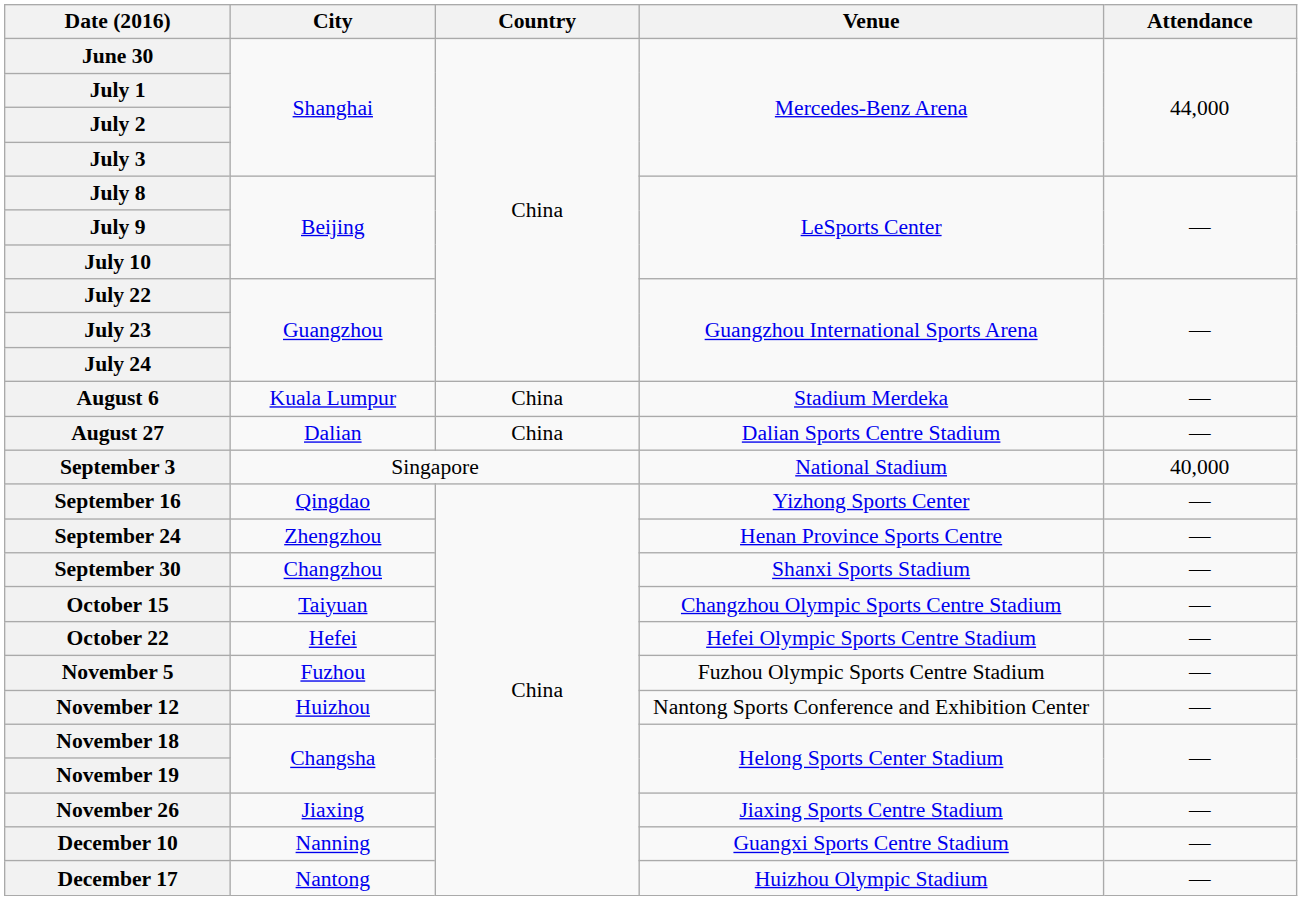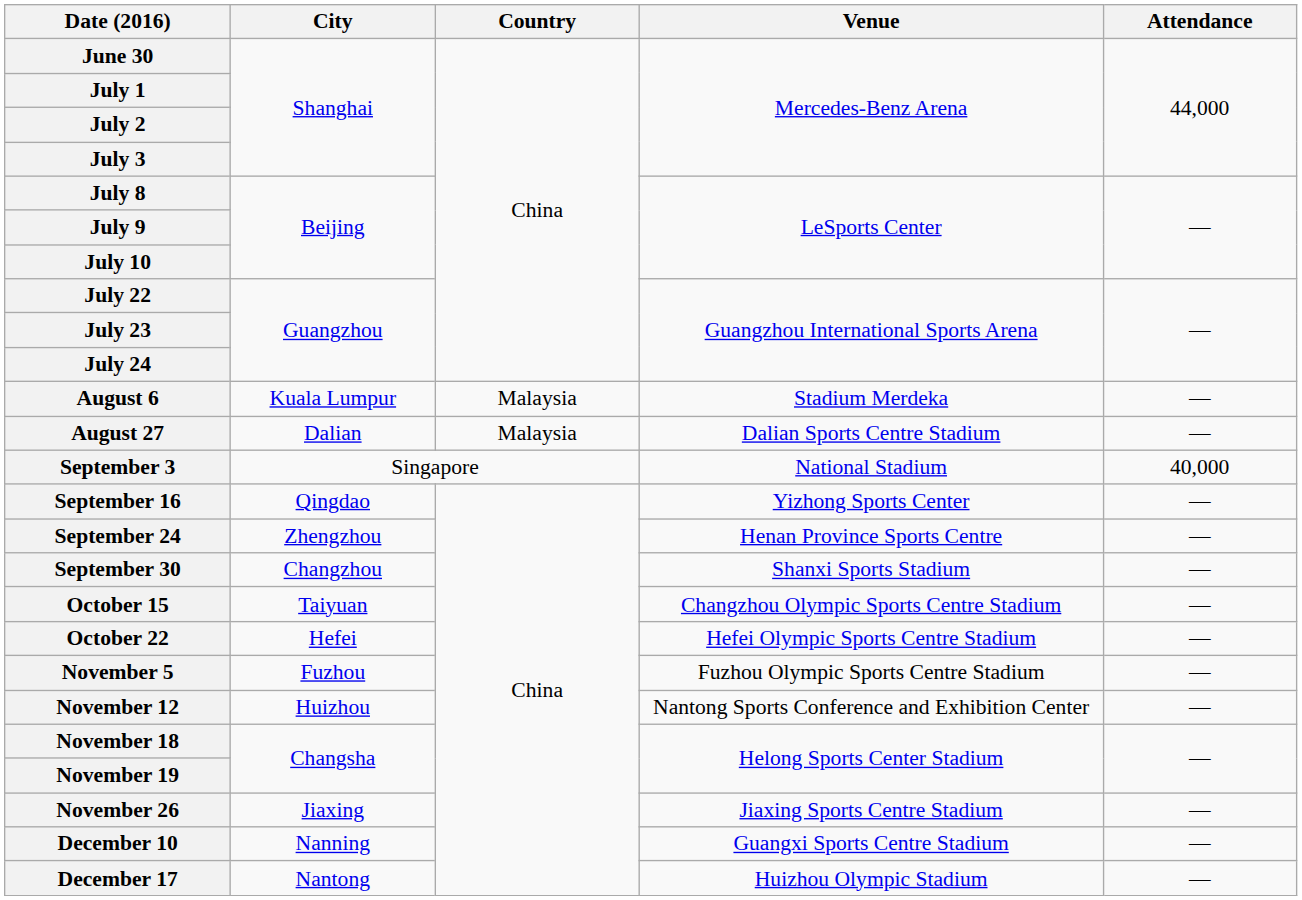(537, 398) China -> (537, 398) Malaysia
(537, 432) China -> (537, 432) Malaysia
